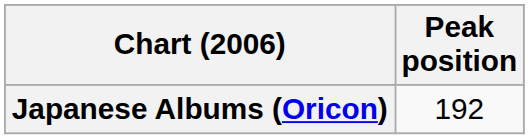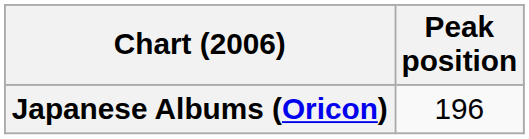(459, 108) 192 -> (459, 108) 196
